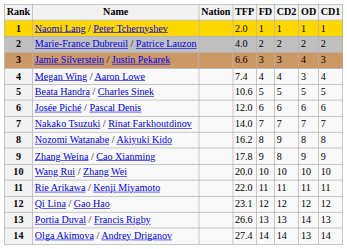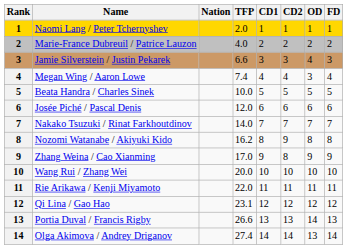columns swapped: (331, 12) <-> (265, 12)
(244, 92) 10.6 -> (244, 92) 10.0
(244, 156) 17.8 -> (244, 156) 17.0
